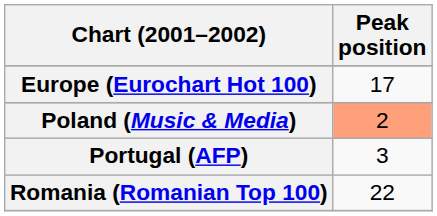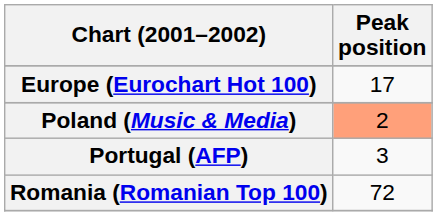(382, 192) 22 -> (382, 192) 72
